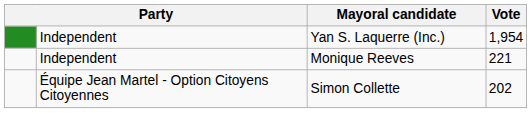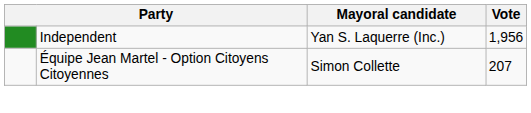(506, 37) 1,954 -> (506, 37) 1,956
- row: (362, 59)
(500, 88) 202 -> (500, 66) 207
